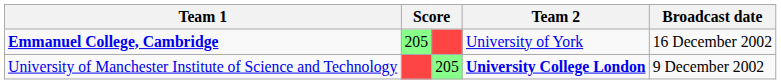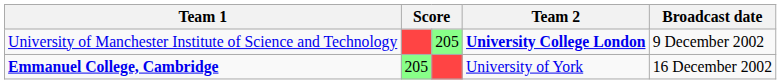rows swapped: (203, 66) <-> (113, 41)
